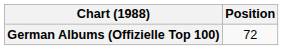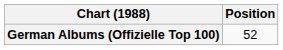(250, 34) 72 -> (250, 34) 52
